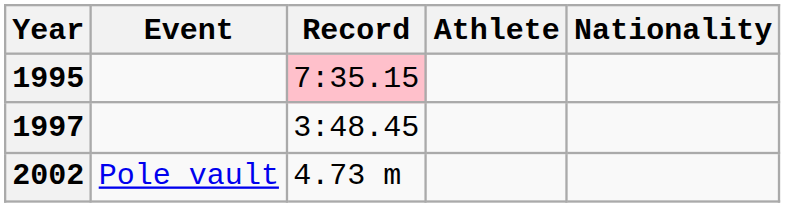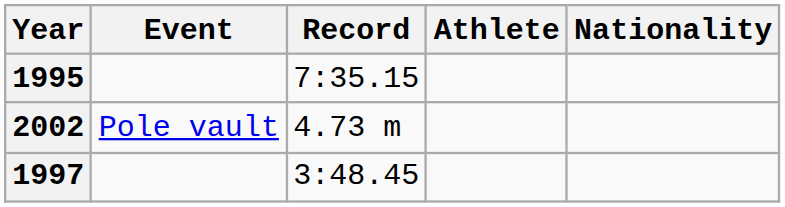(356, 79) pink background -> (356, 79) no background
rows swapped: (48, 128) <-> (48, 176)
